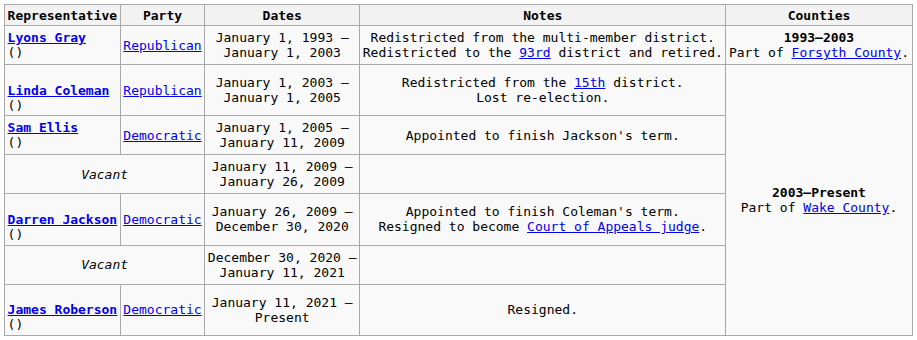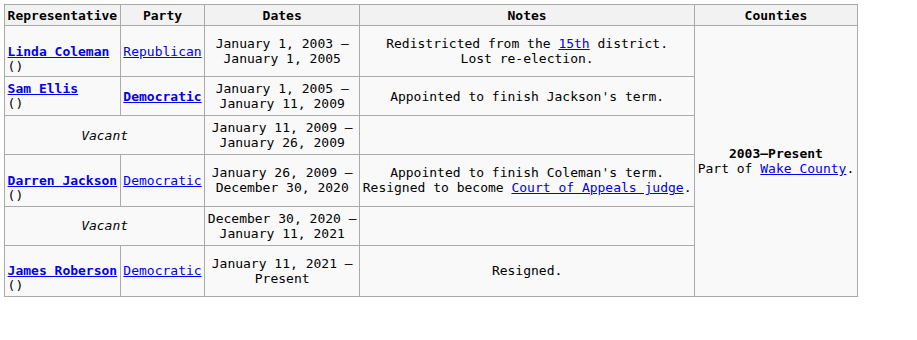- row: (282, 45)
(162, 135) normal -> (162, 96) bold
